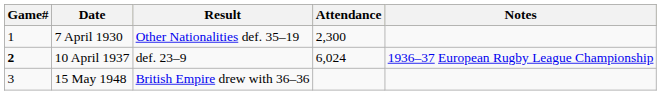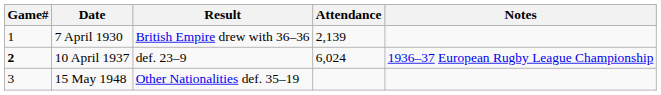(217, 36) Other Nationalities def. 35–19 -> (223, 36) British Empire drew with 36–36
(331, 36) 2,300 -> (331, 36) 2,139
(223, 79) British Empire drew with 36–36 -> (217, 79) Other Nationalities def. 35–19
